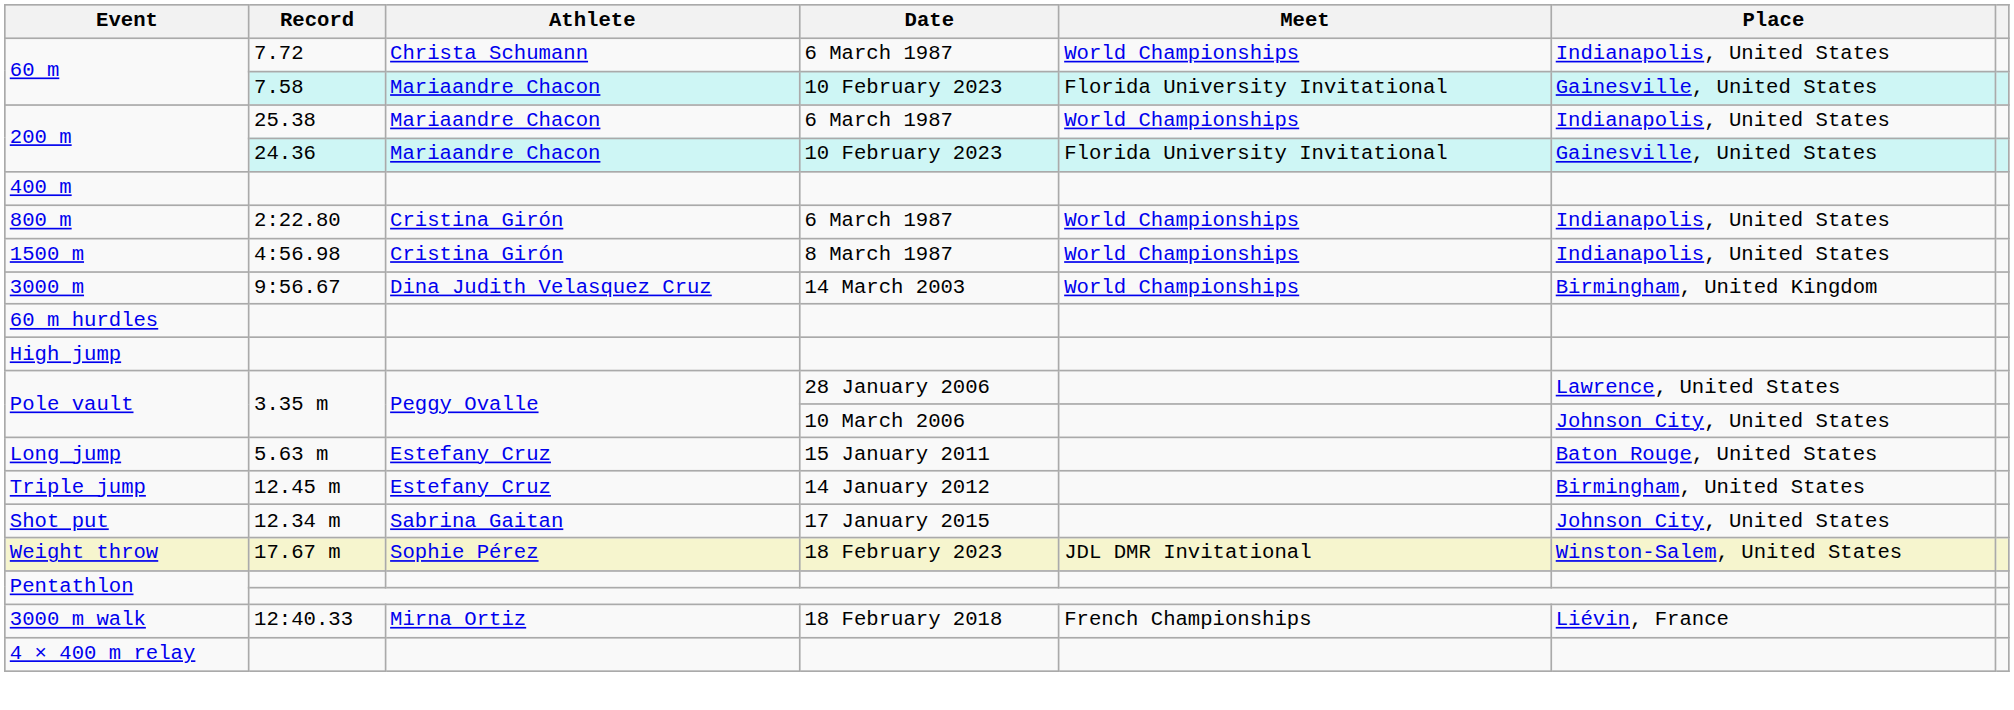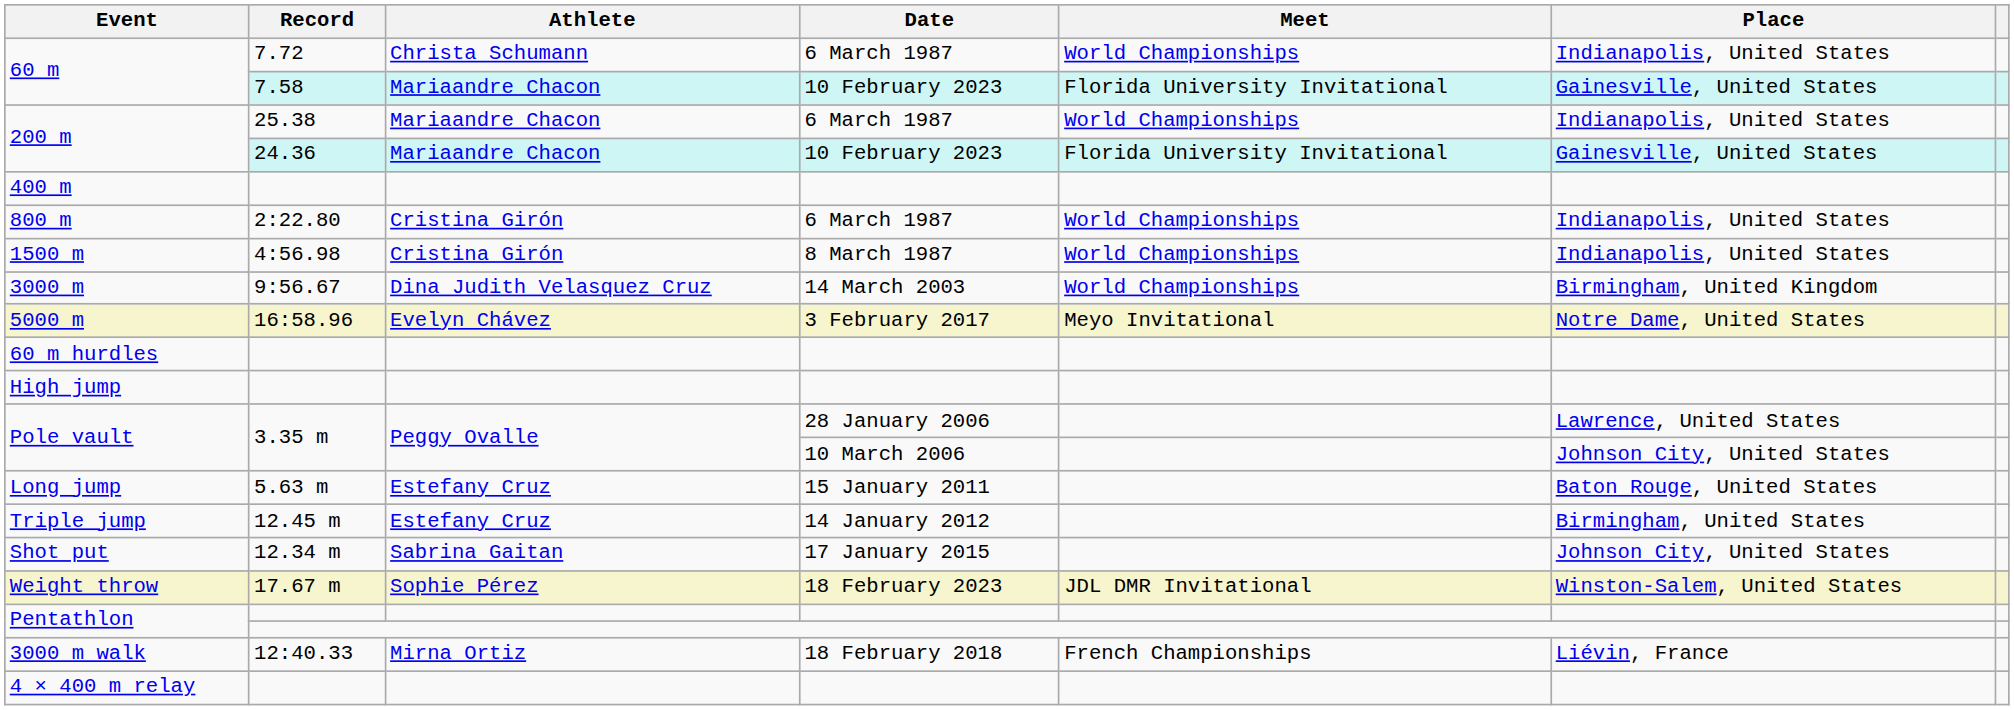+ row: (47, 321)
